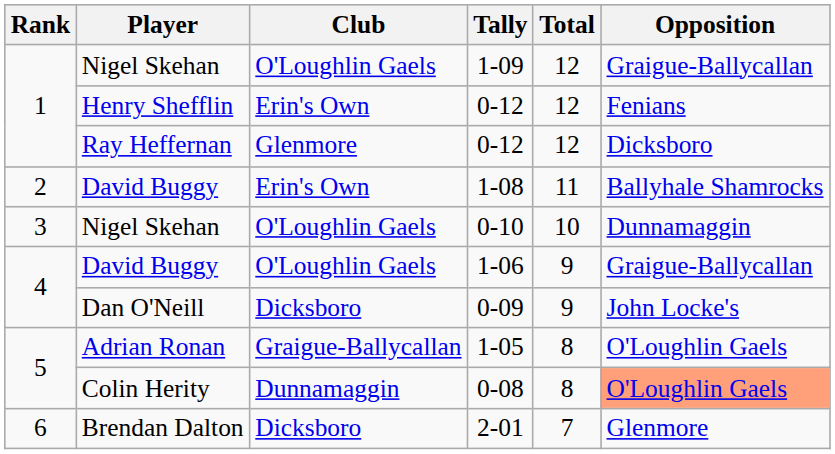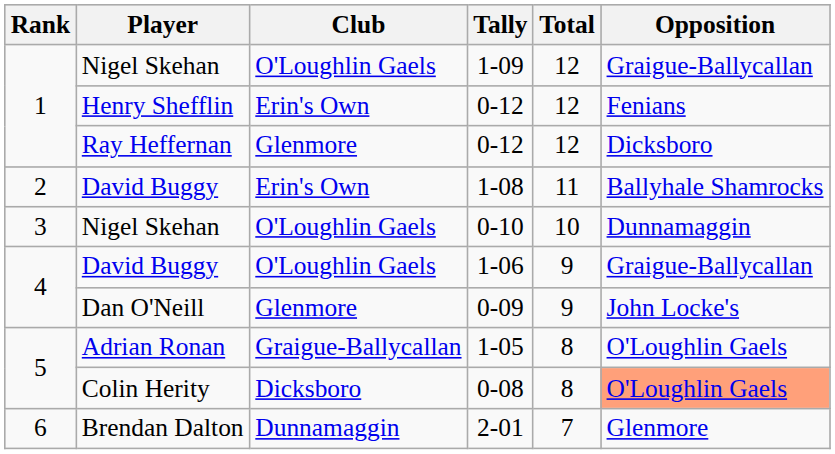(308, 307) Dicksboro -> (306, 307) Glenmore
(327, 387) Dunnamaggin -> (308, 387) Dicksboro
(308, 428) Dicksboro -> (327, 428) Dunnamaggin
